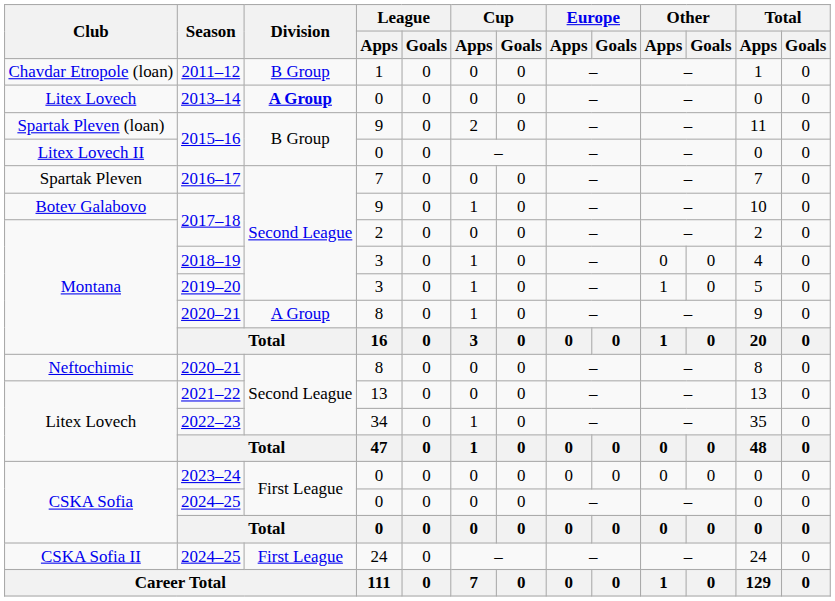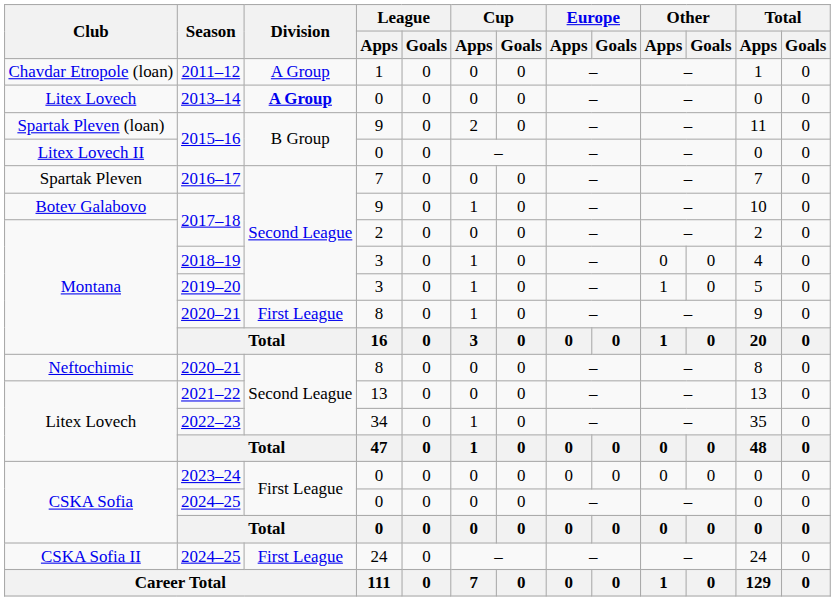(300, 71) B Group -> (300, 71) A Group
(300, 313) A Group -> (300, 313) First League
